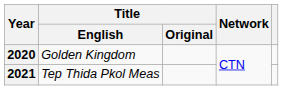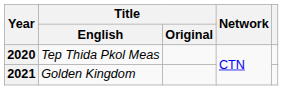(88, 54) Golden Kingdom -> (100, 54) Tep Thida Pkol Meas
(100, 74) Tep Thida Pkol Meas -> (88, 74) Golden Kingdom
